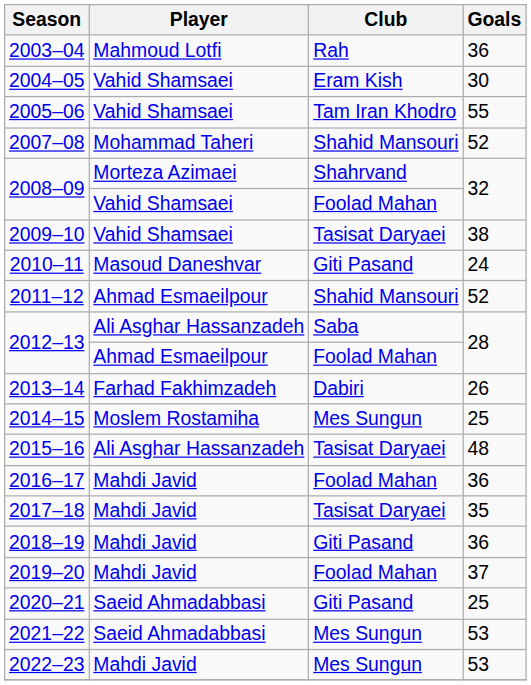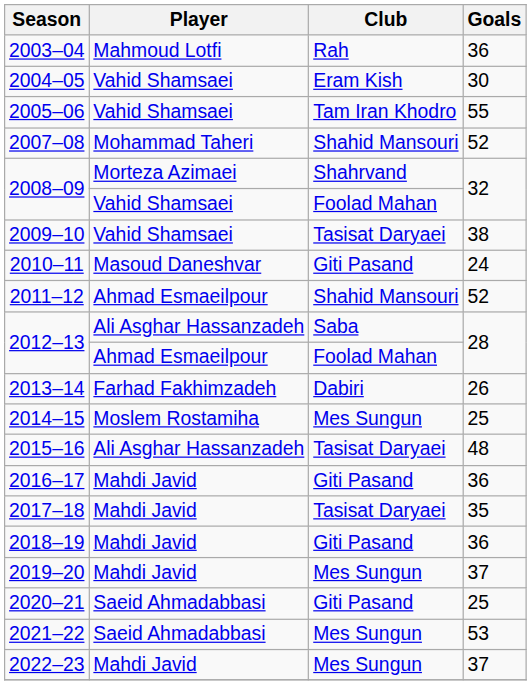(375, 480) Foolad Mahan -> (363, 480) Giti Pasand
(375, 572) Foolad Mahan -> (368, 572) Mes Sungun
(478, 664) 53 -> (478, 664) 37
